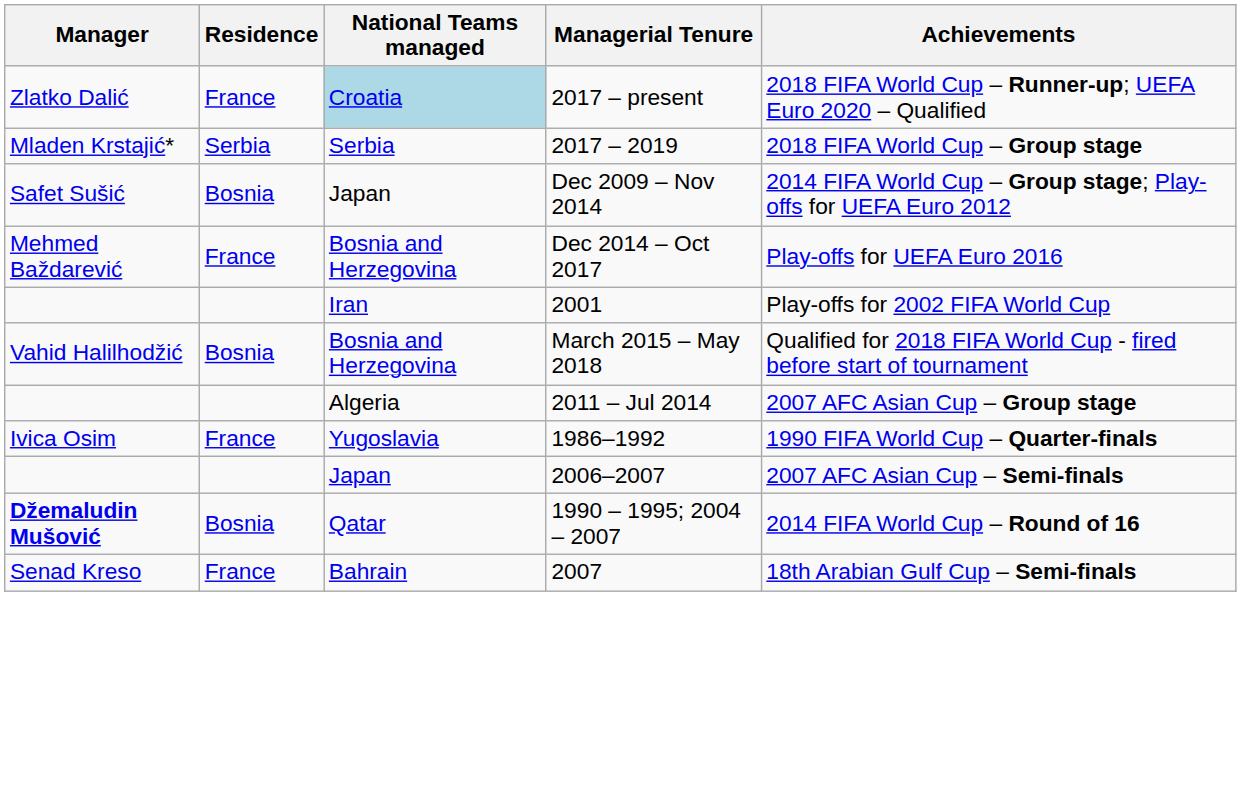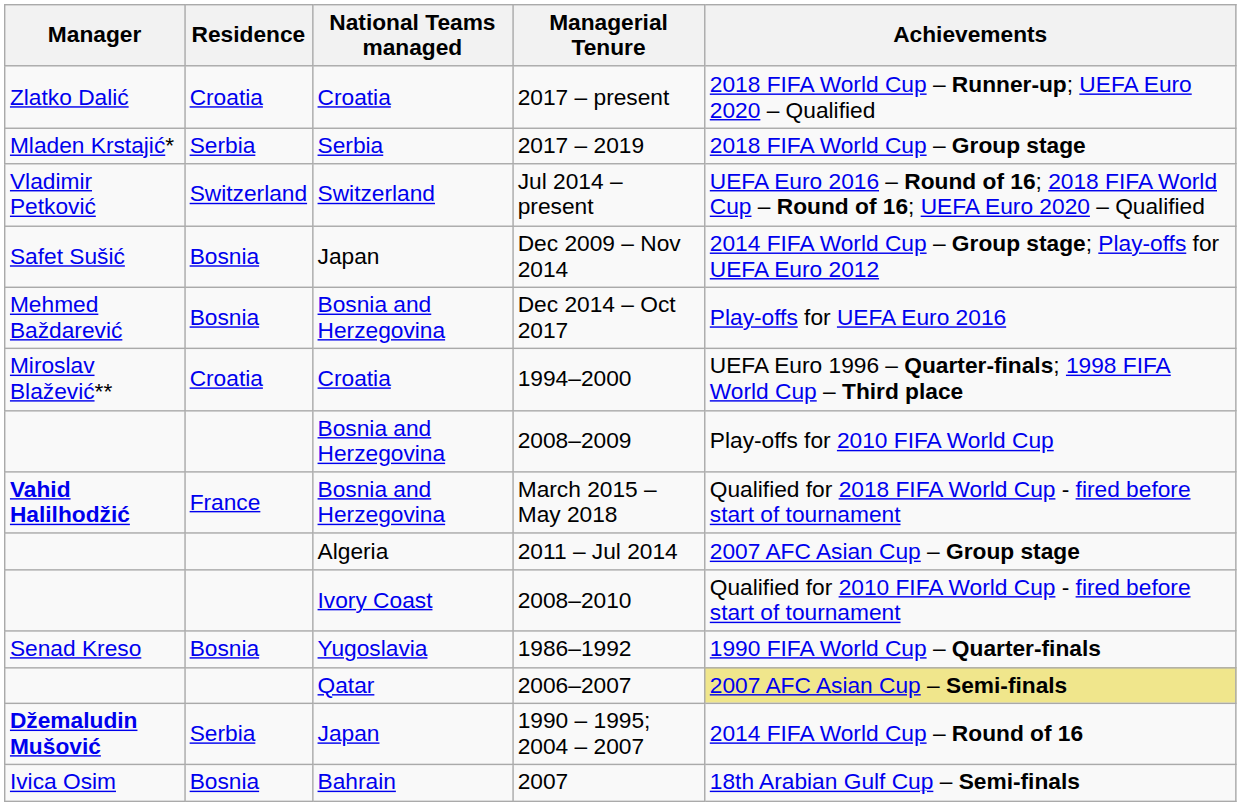(240, 96) France -> (226, 96) Croatia
(365, 96) lightblue background -> (354, 96) no background
+ row: (570, 194)
(240, 256) France -> (224, 317) Bosnia
+ row: (575, 379)
+ row: (575, 440)
- row: (577, 304)
(96, 353) normal -> (70, 502) bold
(239, 353) Bosnia -> (225, 502) France
+ row: (575, 600)
(63, 438) Ivica Osim -> (76, 648) Senad Kreso
(240, 438) France -> (224, 648) Bosnia
(360, 474) Japan -> (346, 684) Qatar
(945, 474) no background -> (889, 684) khaki background
(239, 523) Bosnia -> (222, 733) Serbia
(357, 523) Qatar -> (349, 733) Japan
(76, 572) Senad Kreso -> (63, 782) Ivica Osim
(240, 572) France -> (224, 782) Bosnia
